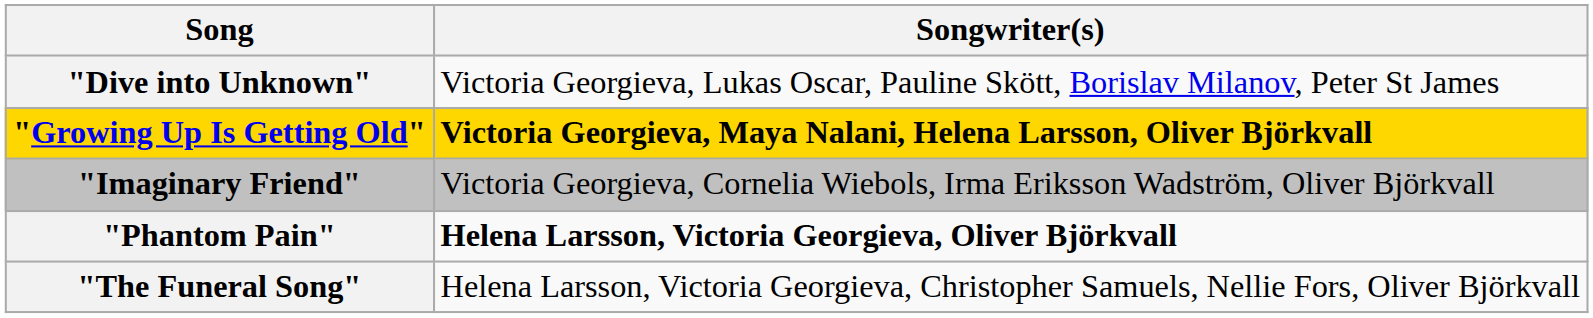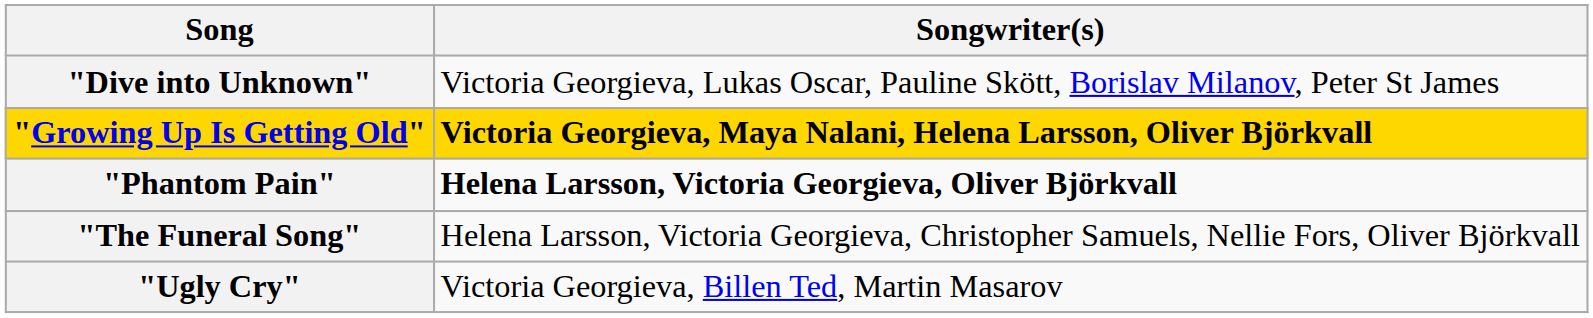- row: (219, 183)
+ row: (219, 286)
